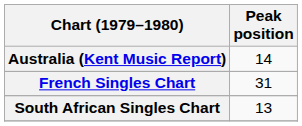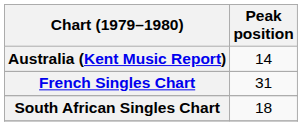(264, 108) 13 -> (264, 108) 18
